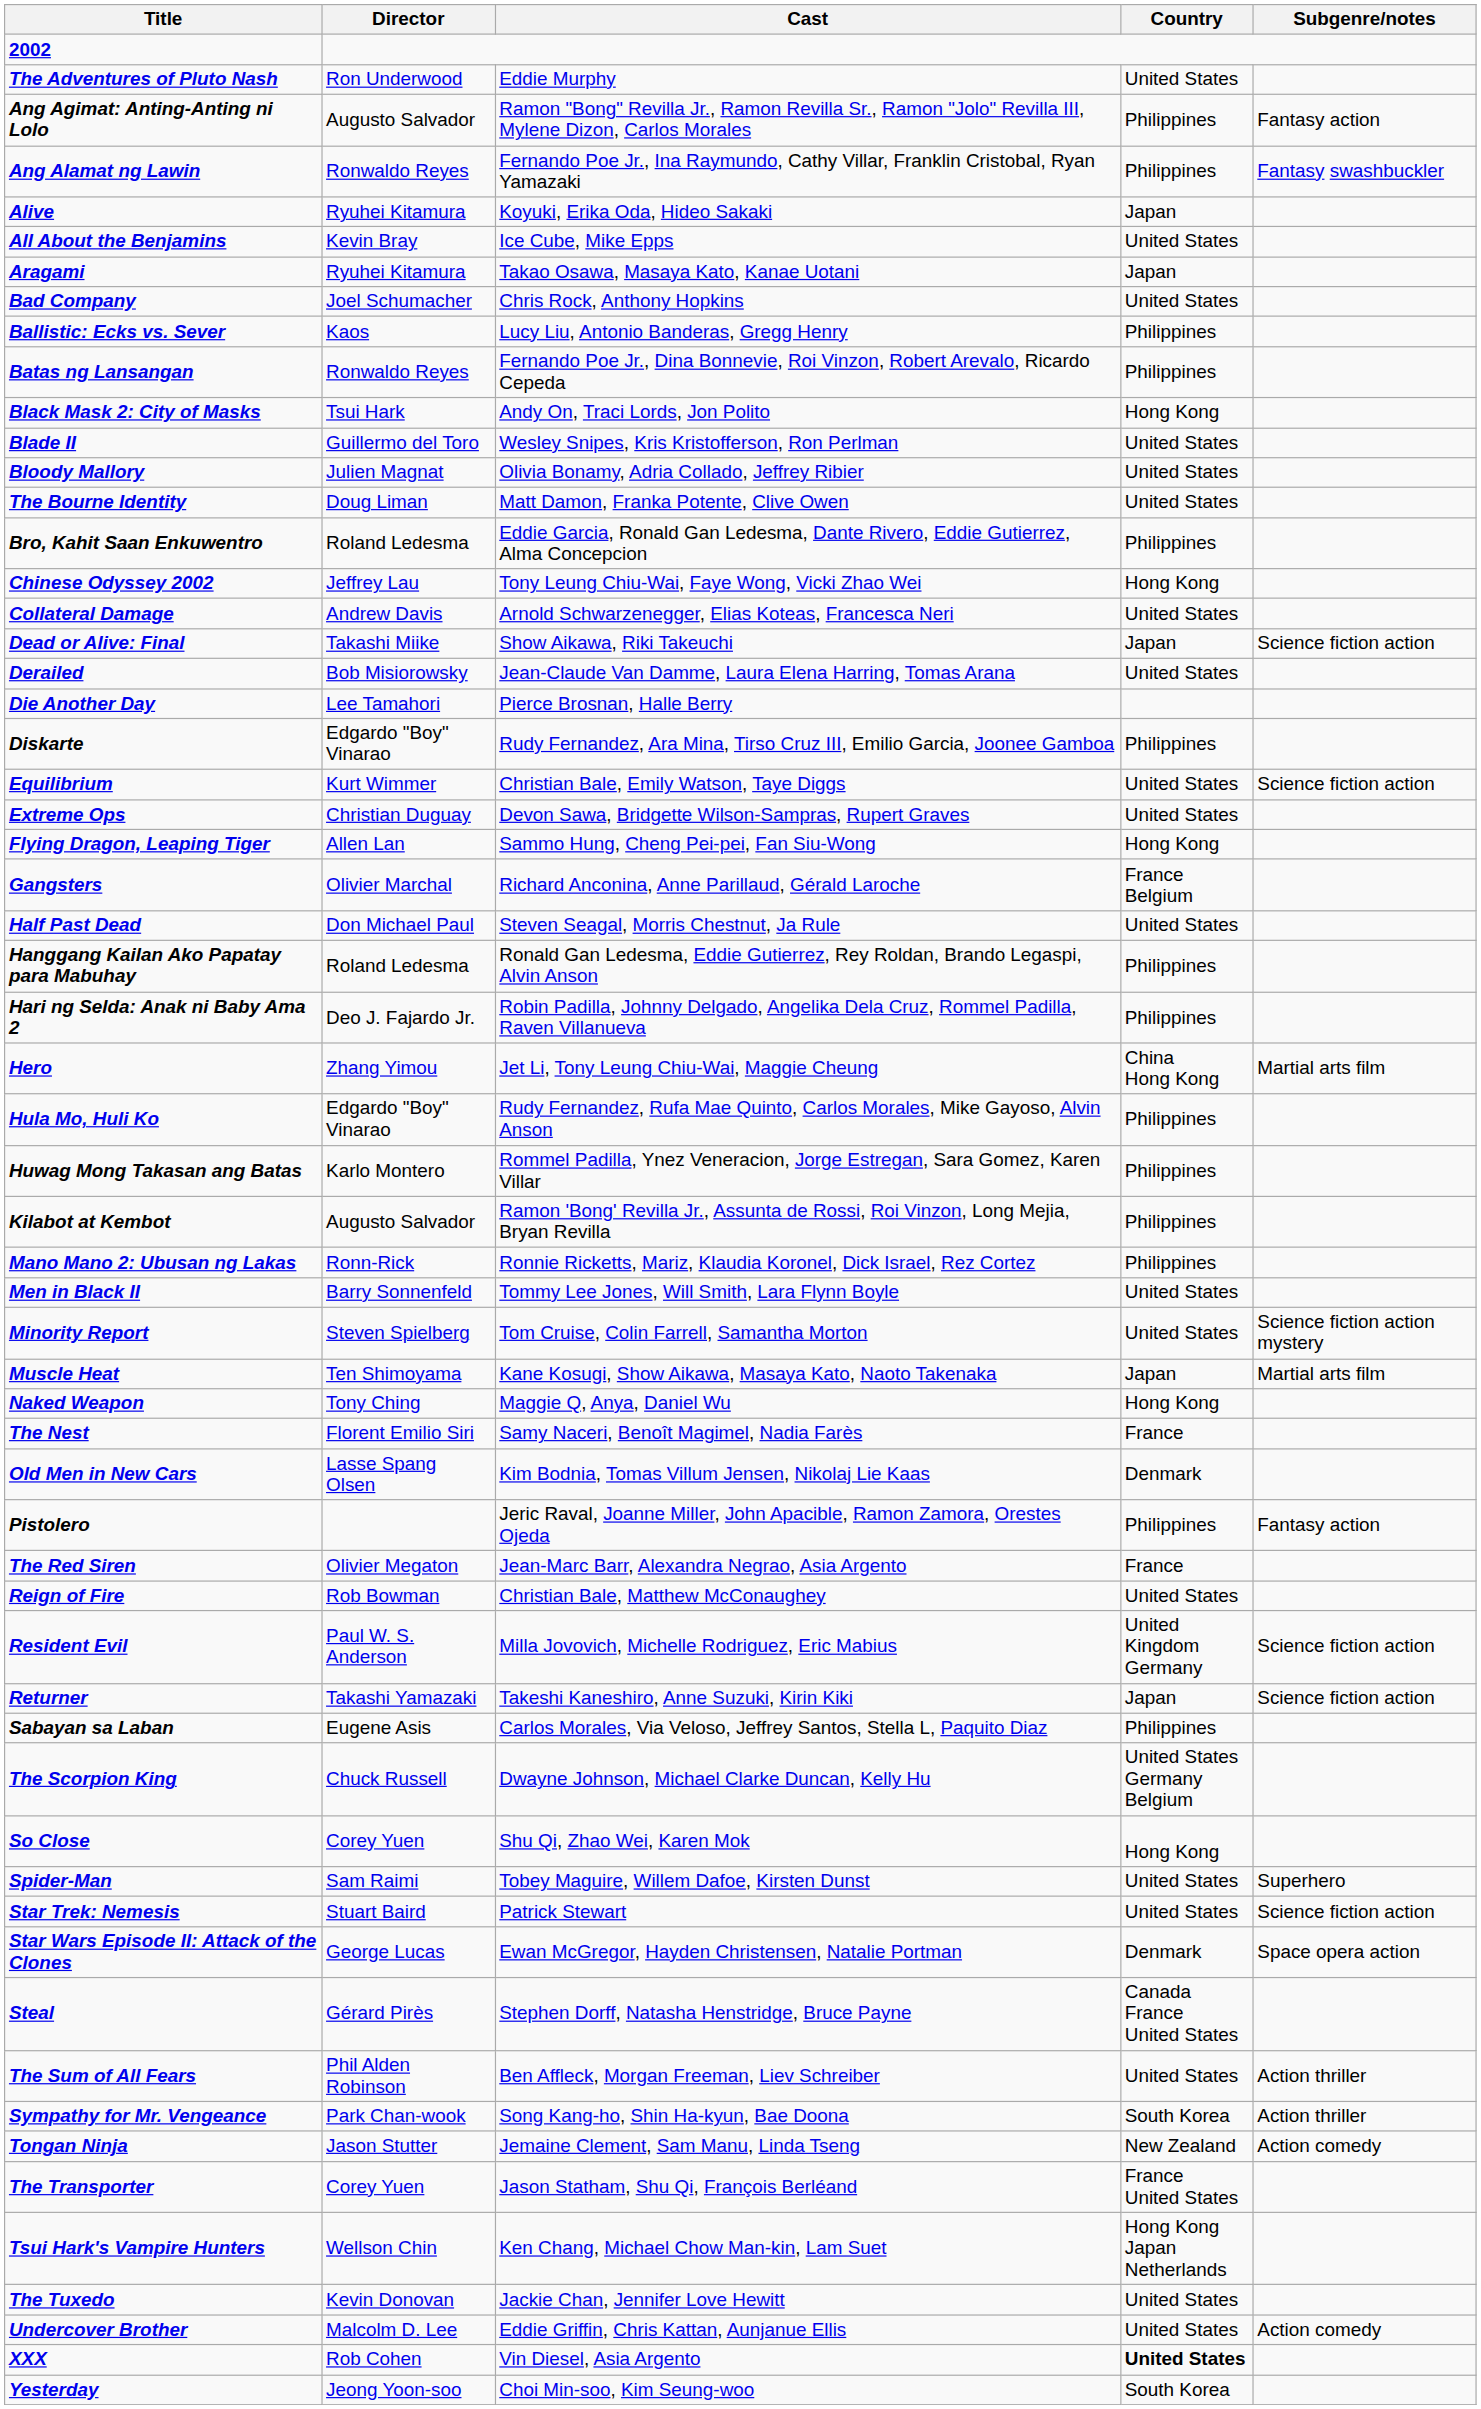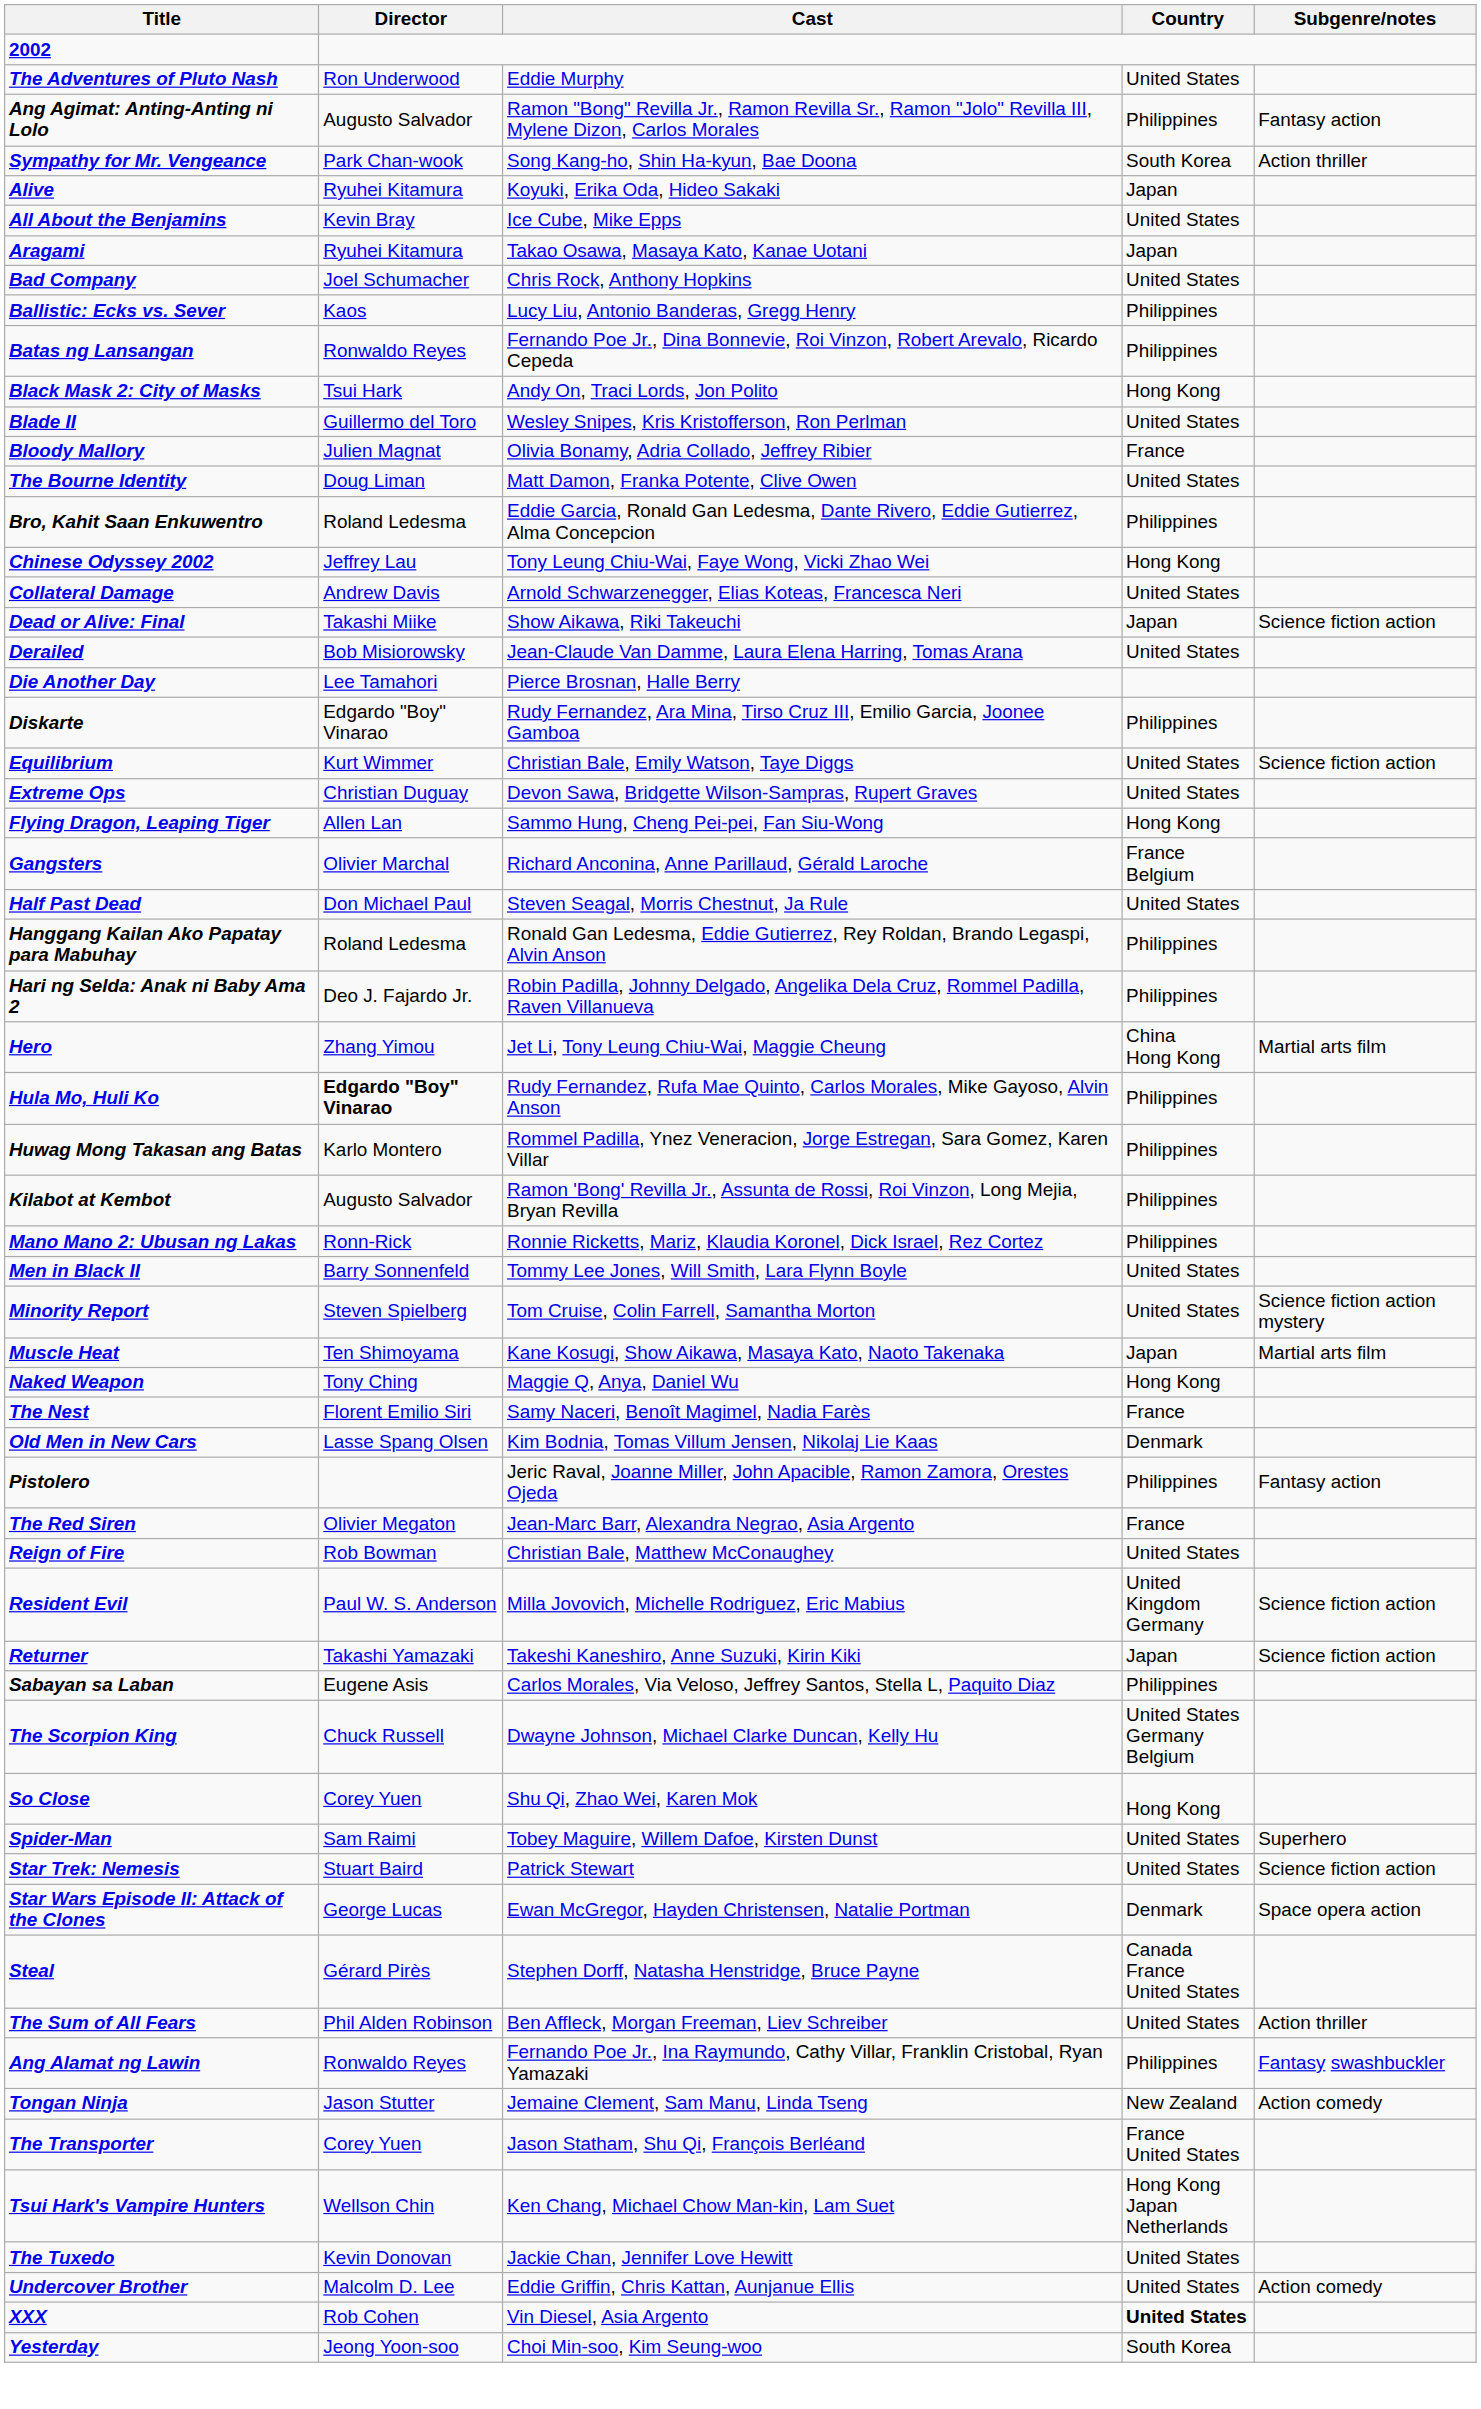rows swapped: (105, 171) <-> (138, 2116)
(1181, 472) United States -> (1155, 451) France
(387, 1119) normal -> (391, 1098) bold
